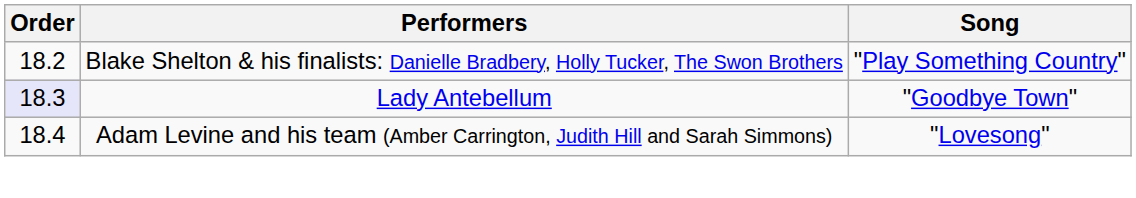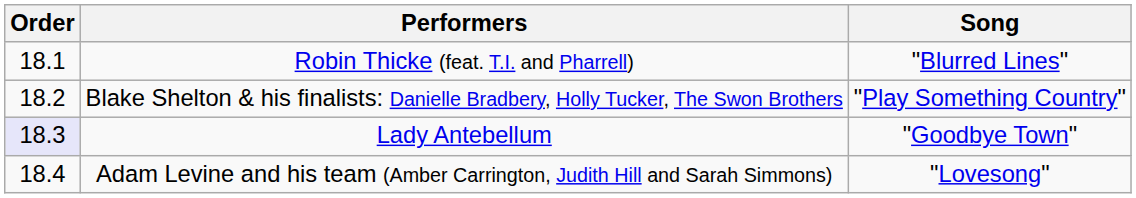+ row: (464, 60)
